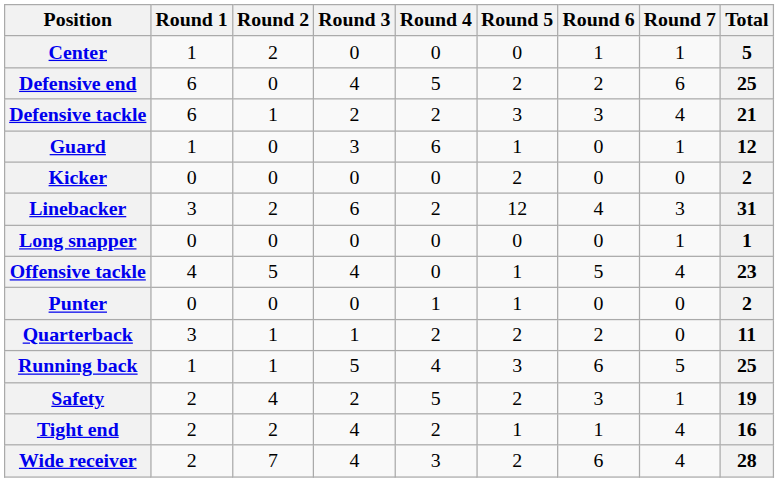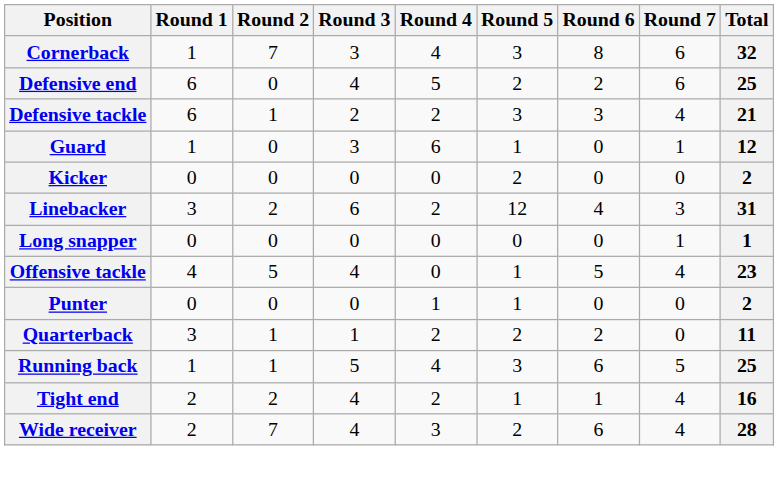- row: (78, 51)
+ row: (78, 51)
- row: (78, 397)
